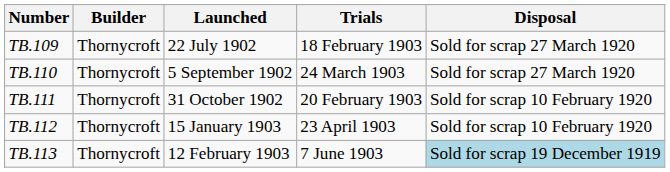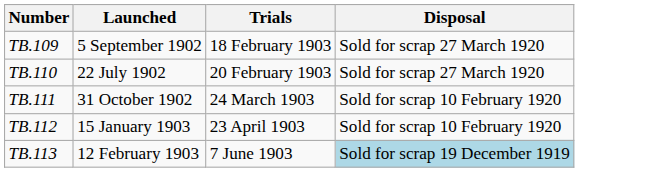- column: (119, 18)
(212, 45) 22 July 1902 -> (140, 45) 5 September 1902
(230, 72) 5 September 1902 -> (121, 72) 22 July 1902
(353, 72) 24 March 1903 -> (271, 72) 20 February 1903
(361, 99) 20 February 1903 -> (262, 99) 24 March 1903
